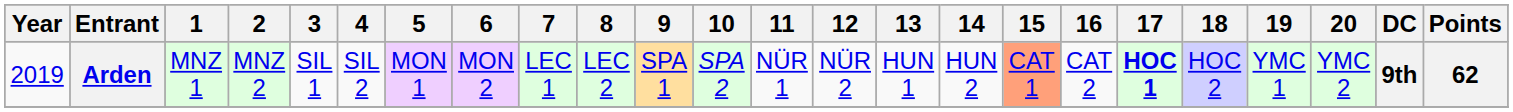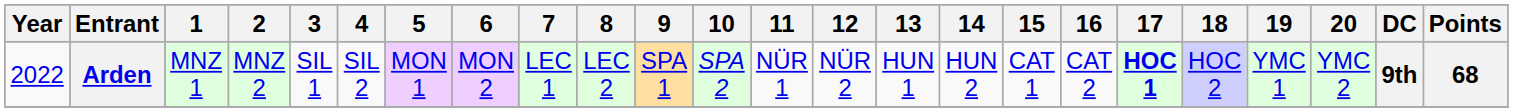(37, 74) 2019 -> (37, 74) 2022
(1032, 74) lightsalmon background -> (1032, 74) no background
(1465, 74) 62 -> (1465, 74) 68
